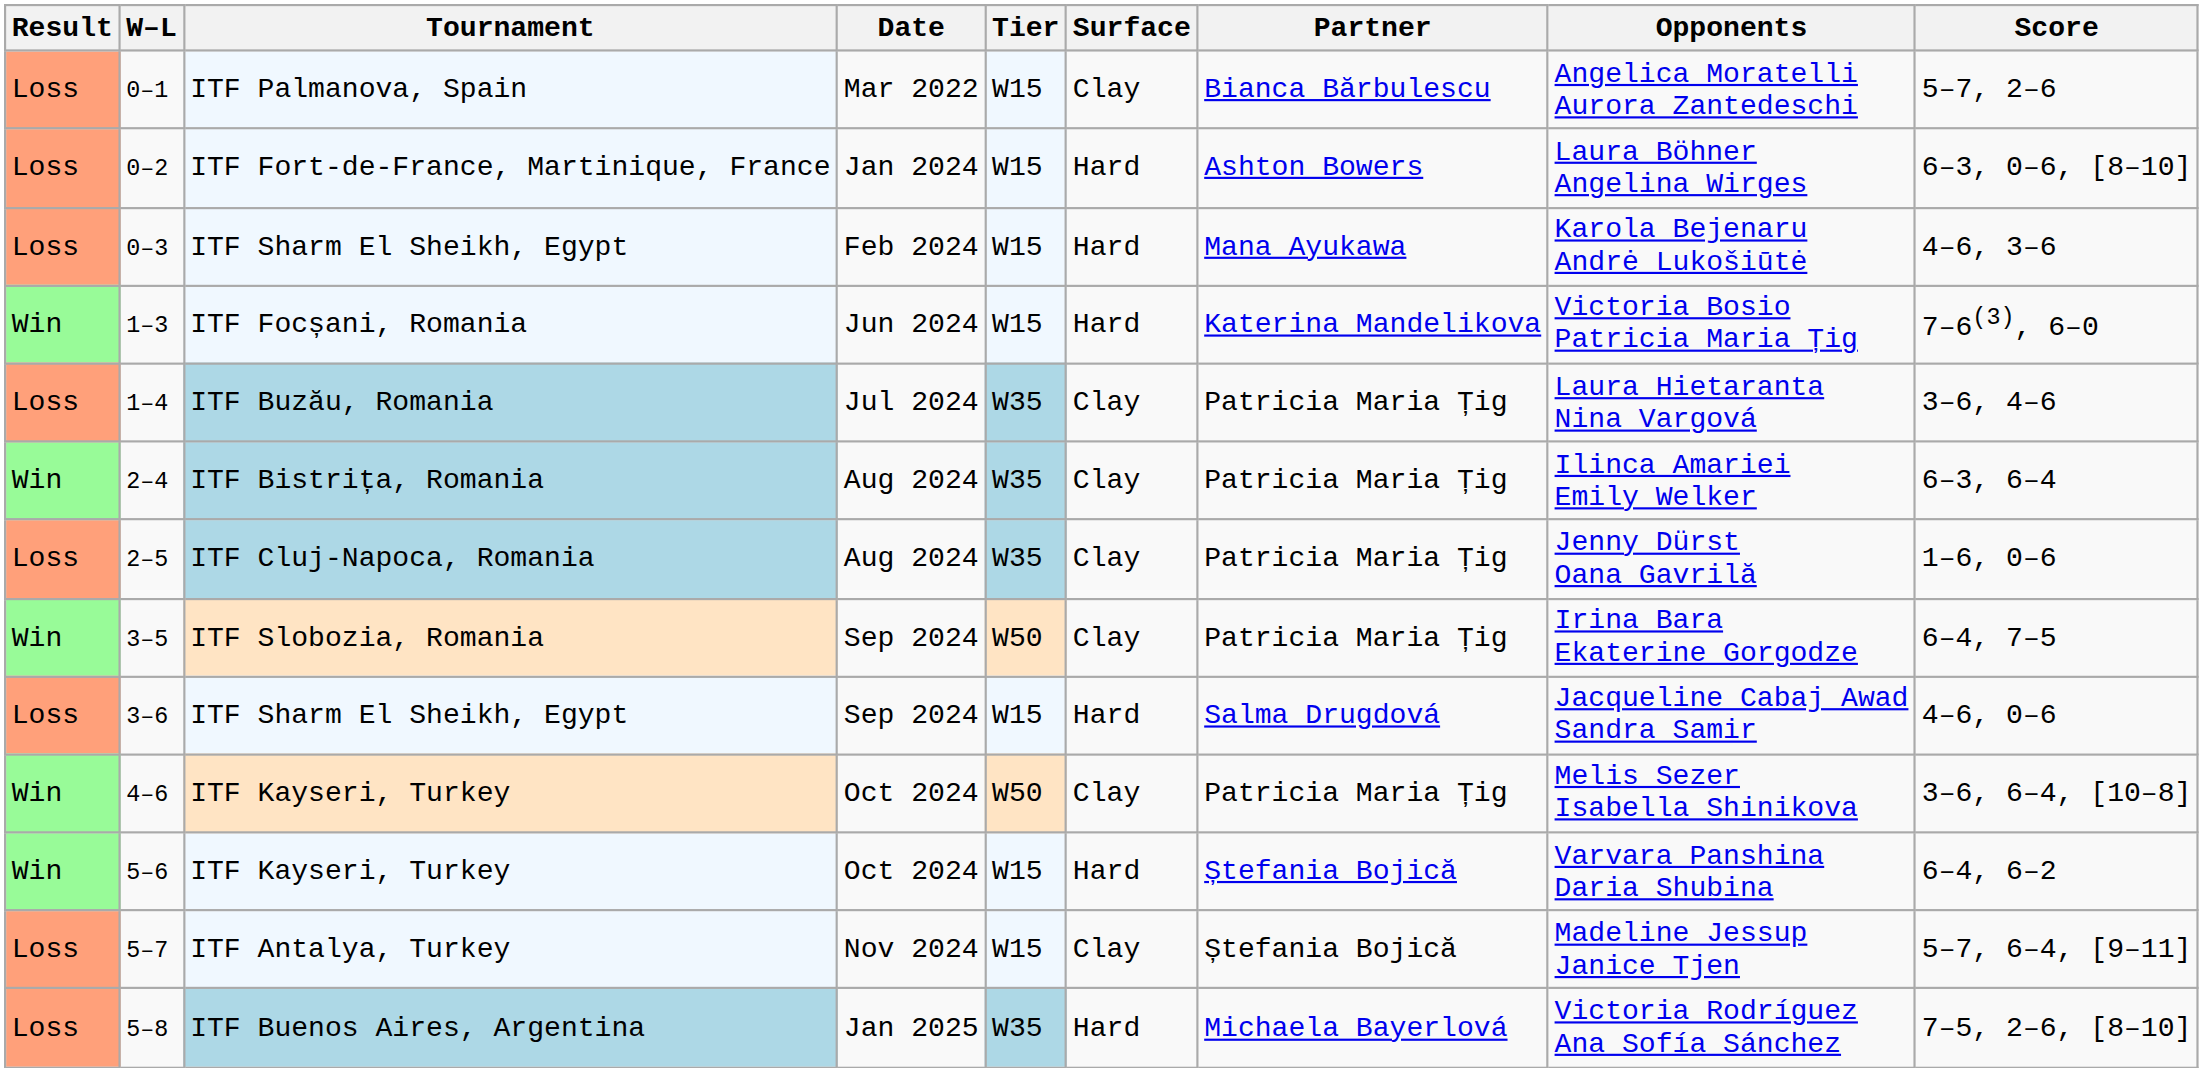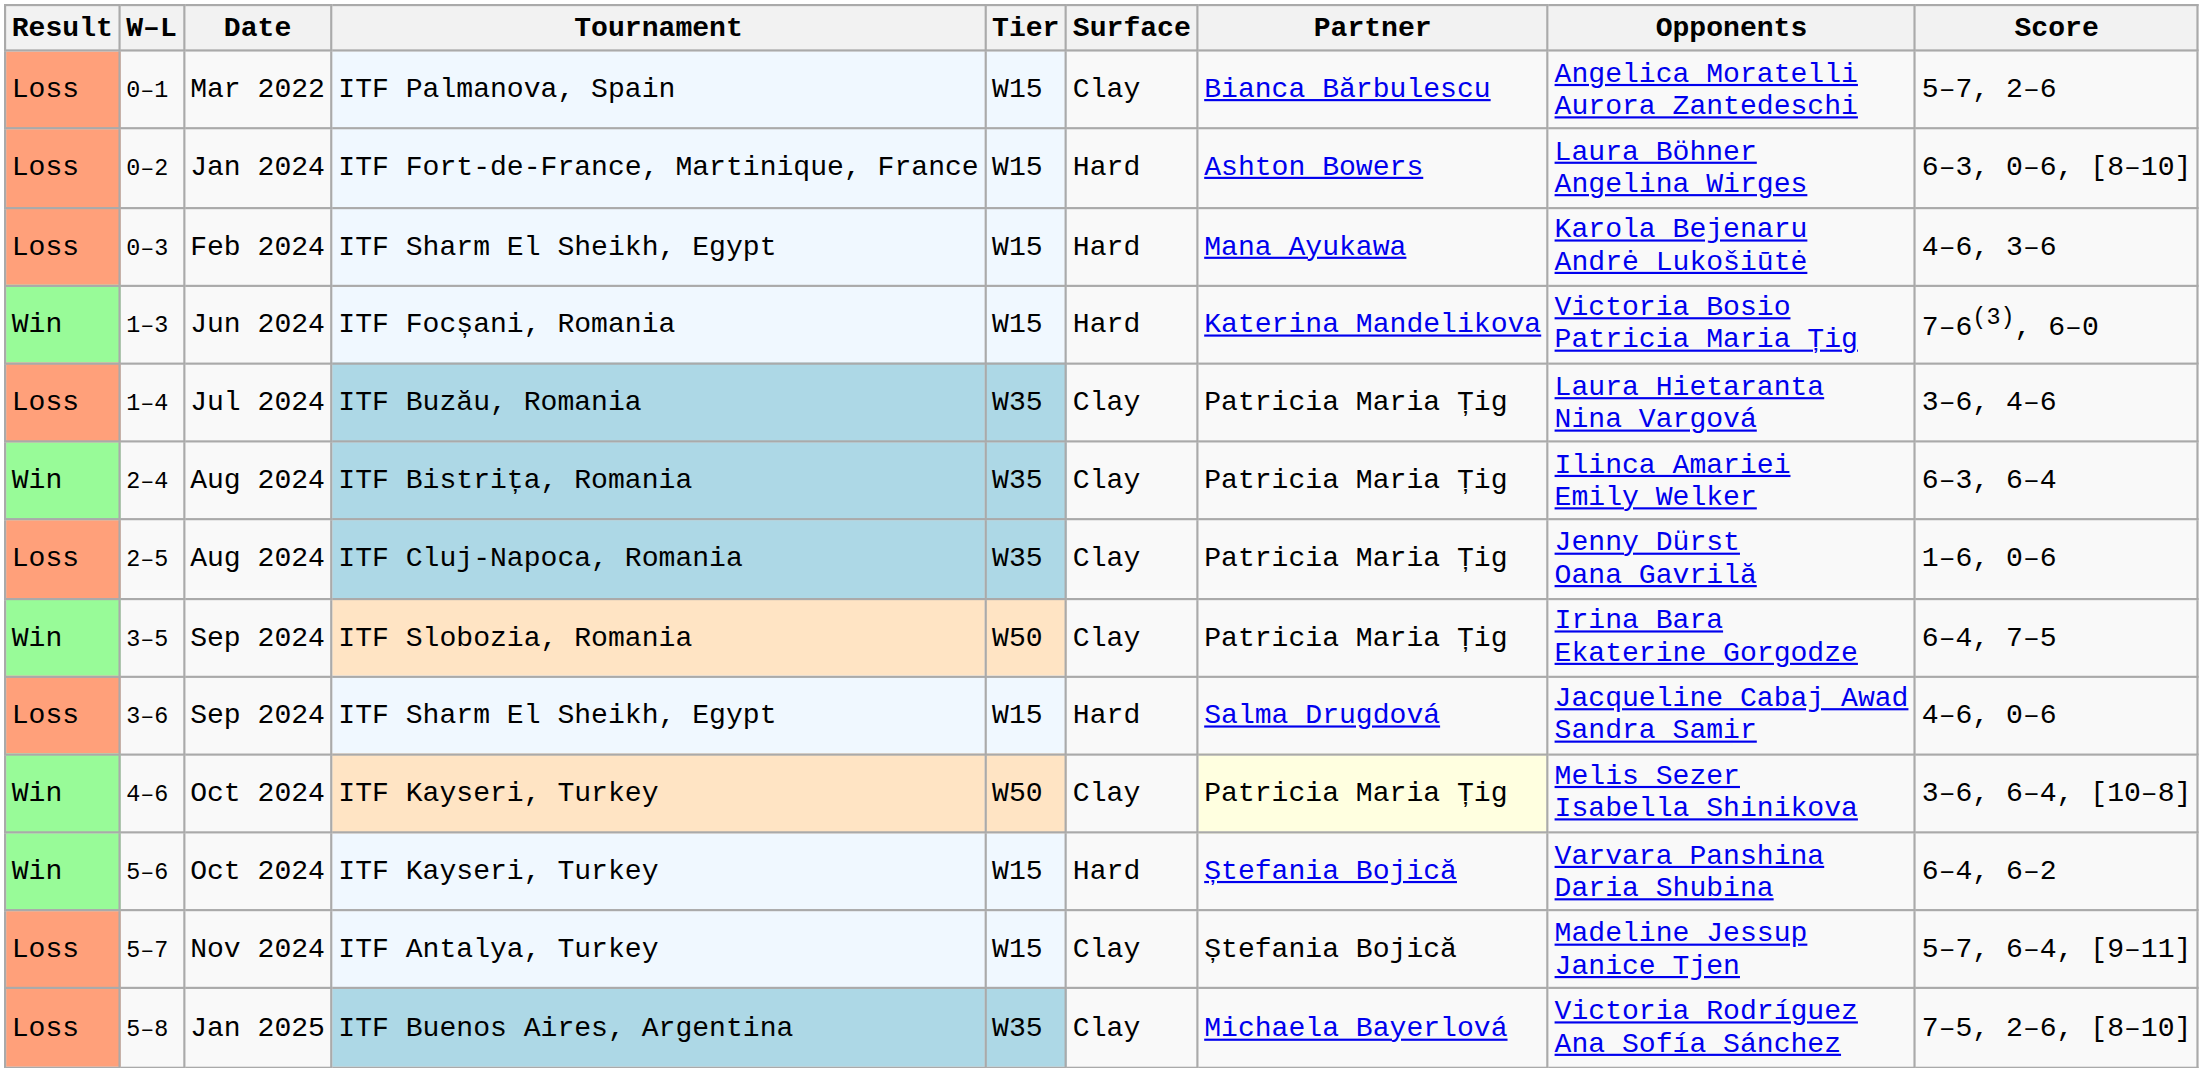columns swapped: (911, 28) <-> (510, 28)
(1356, 793) no background -> (1356, 793) lightyellow background
(1107, 1028) Hard -> (1107, 1028) Clay
